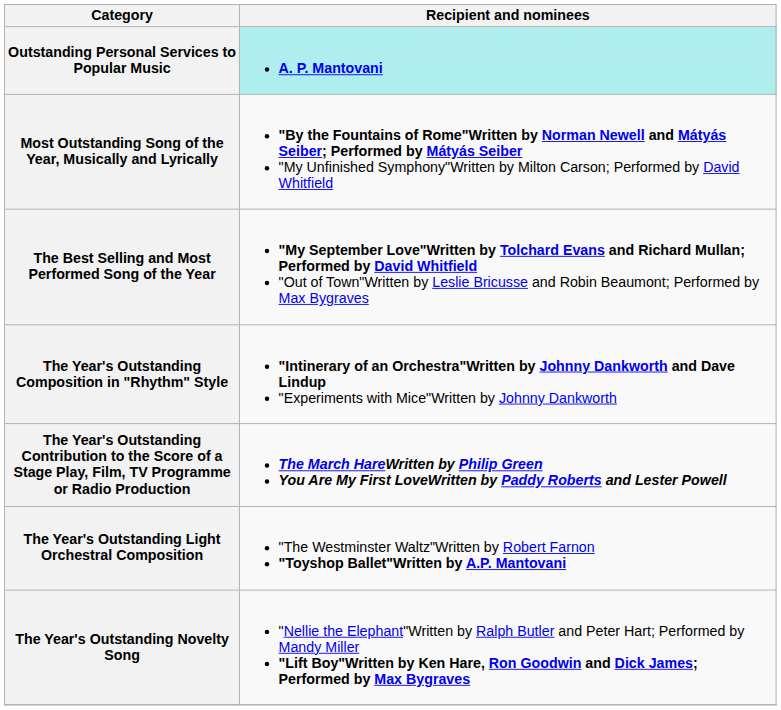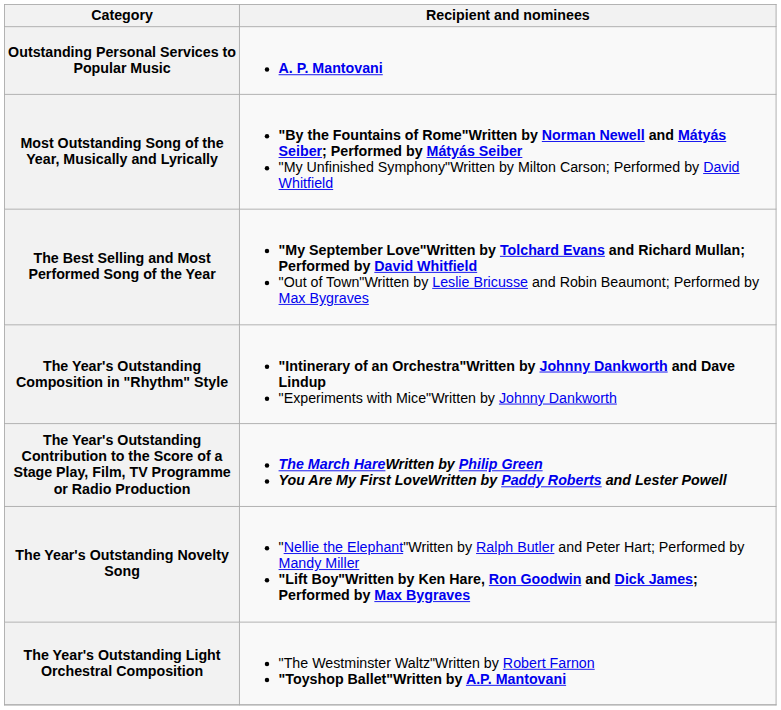(508, 69) paleturquoise background -> (508, 69) no background
rows swapped: (122, 548) <-> (122, 647)
